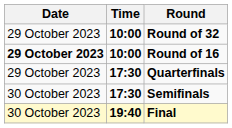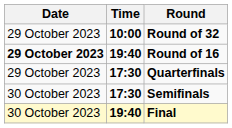(125, 53) 10:00 -> (125, 53) 19:40
